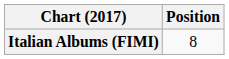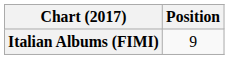(193, 41) 8 -> (193, 41) 9
